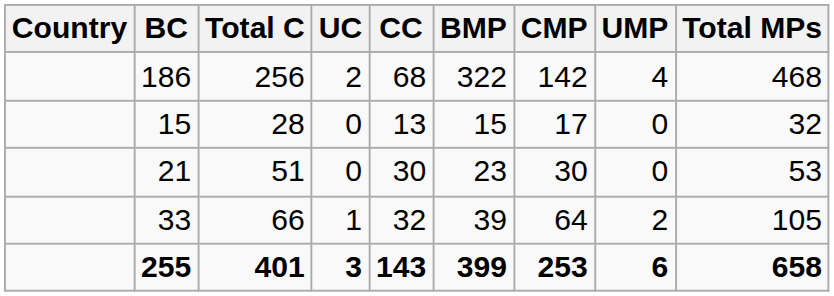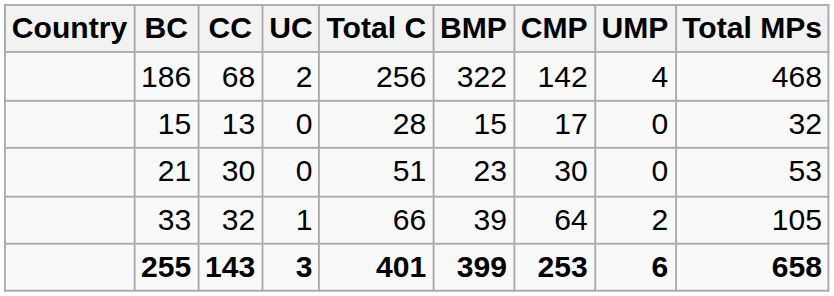columns swapped: (401, 28) <-> (255, 28)
